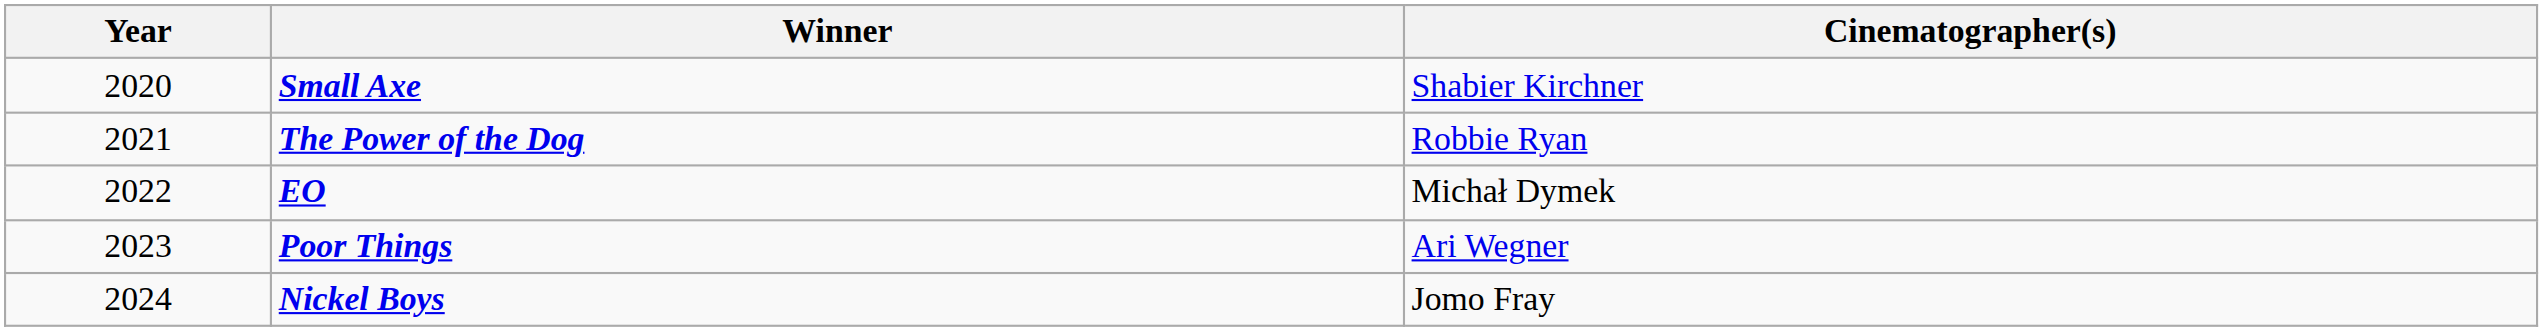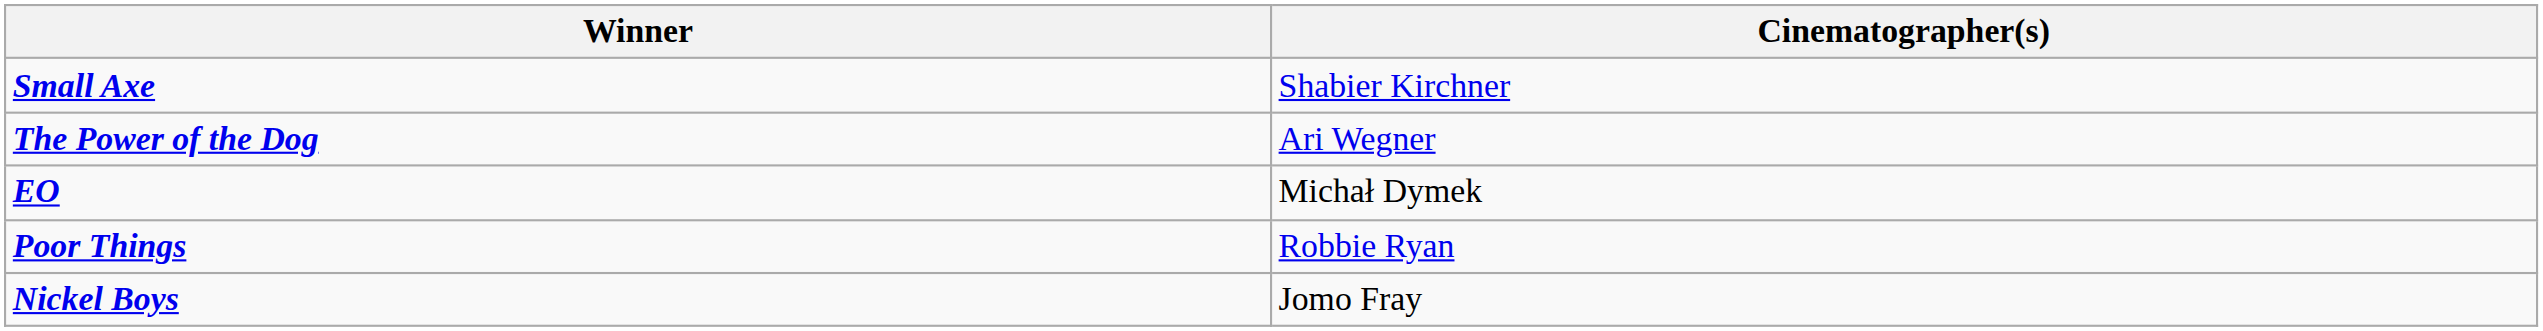- column: (138, 31)
(1500, 138) Robbie Ryan -> (1357, 138) Ari Wegner
(1490, 245) Ari Wegner -> (1367, 245) Robbie Ryan
